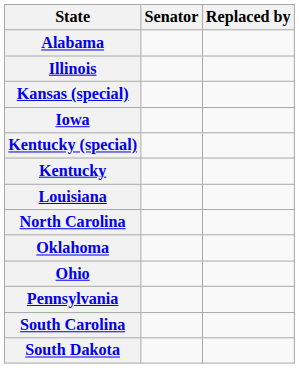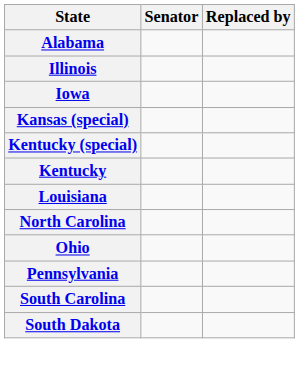rows swapped: (73, 119) <-> (73, 94)
- row: (73, 247)
